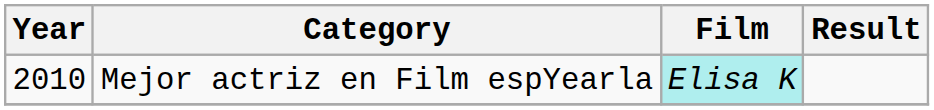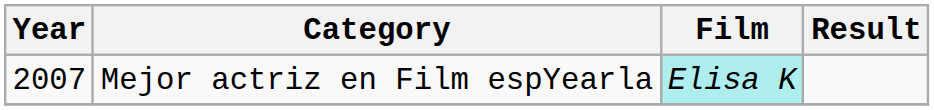(49, 80) 2010 -> (49, 80) 2007
